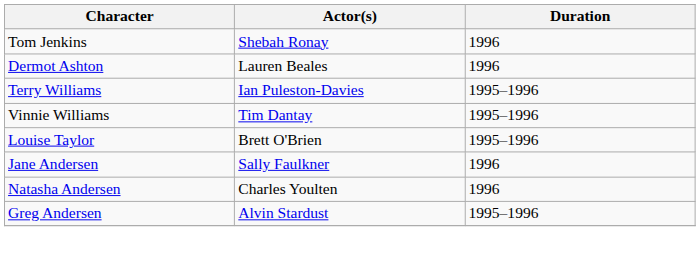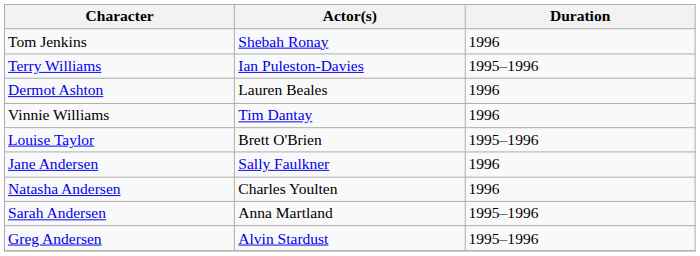rows swapped: (56, 66) <-> (55, 90)
(503, 115) 1995–1996 -> (484, 115) 1996
+ row: (57, 213)
